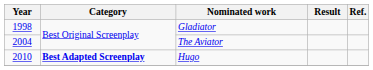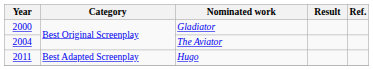(22, 27) 1998 -> (22, 27) 2000
(22, 57) 2010 -> (22, 57) 2011
(93, 57) bold -> (91, 57) normal
